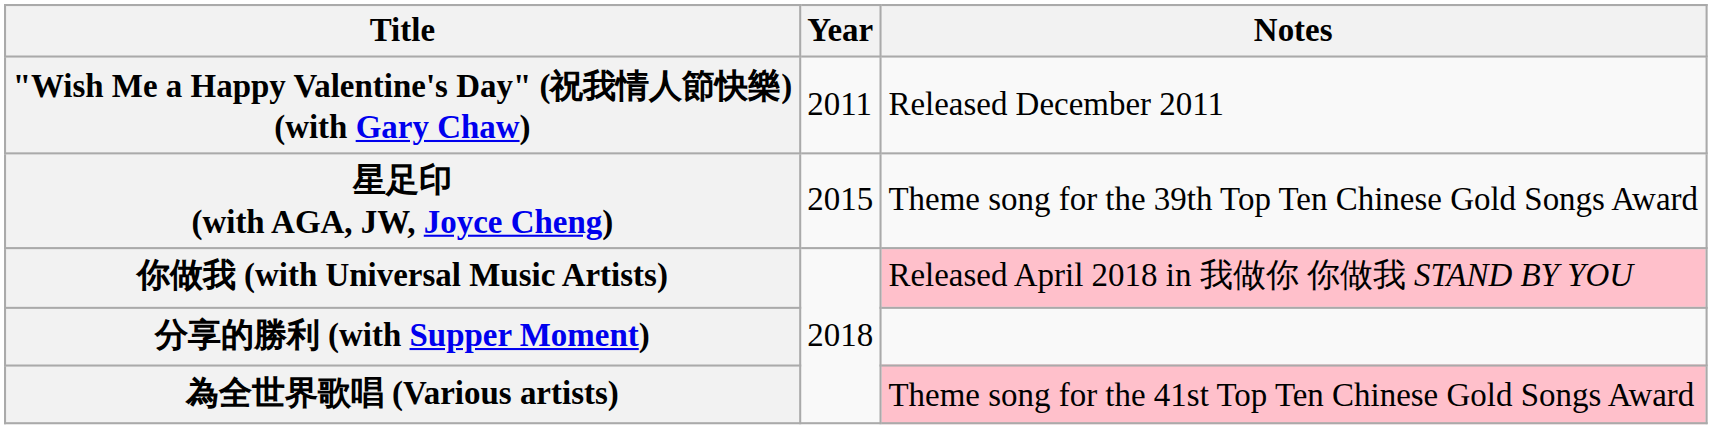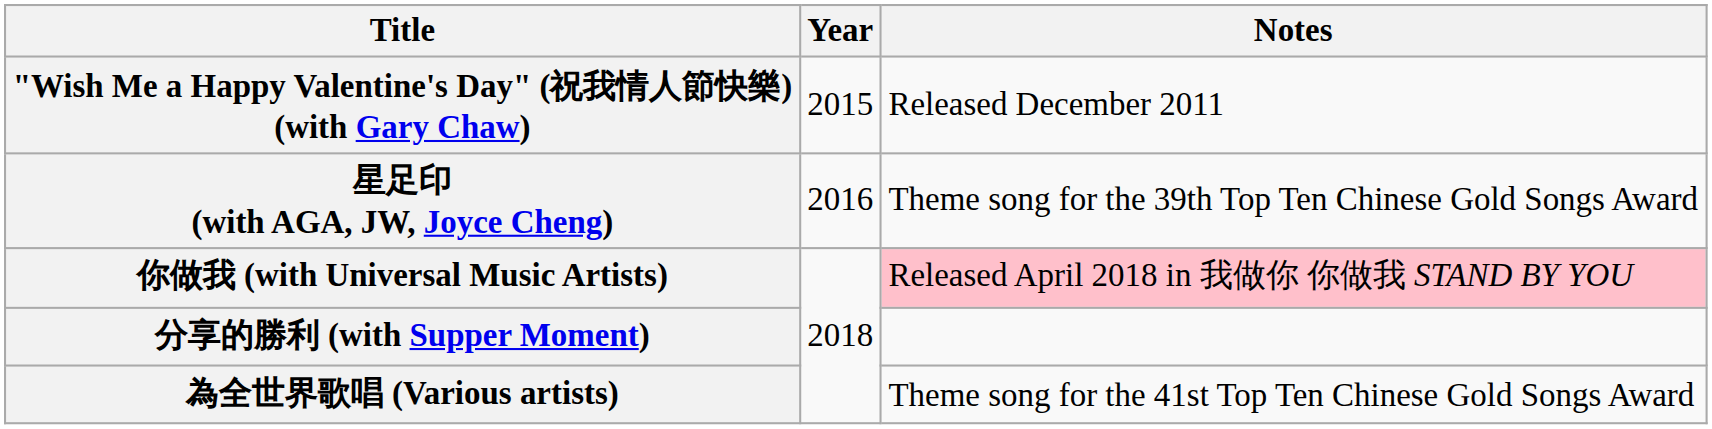(840, 104) 2011 -> (840, 104) 2015
(840, 200) 2015 -> (840, 200) 2016
(1291, 393) pink background -> (1291, 393) no background
